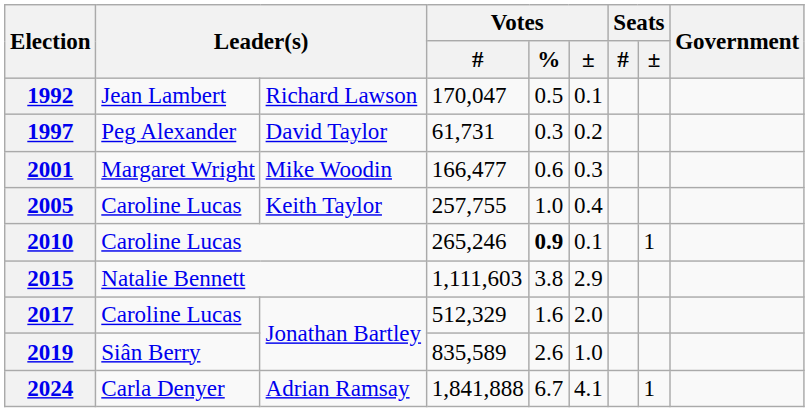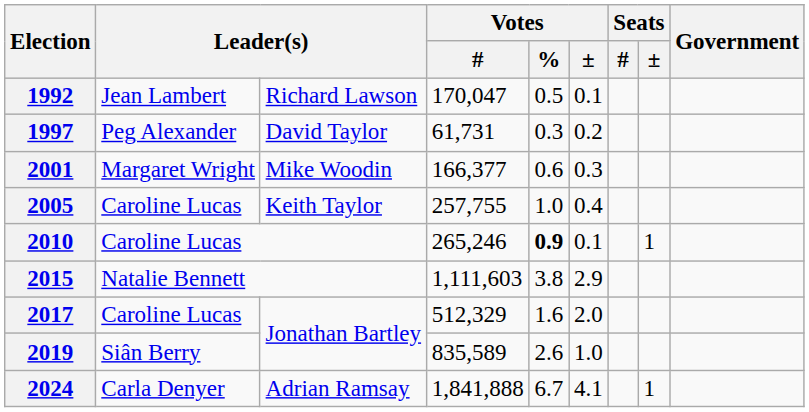(469, 168) 166,477 -> (469, 168) 166,377
